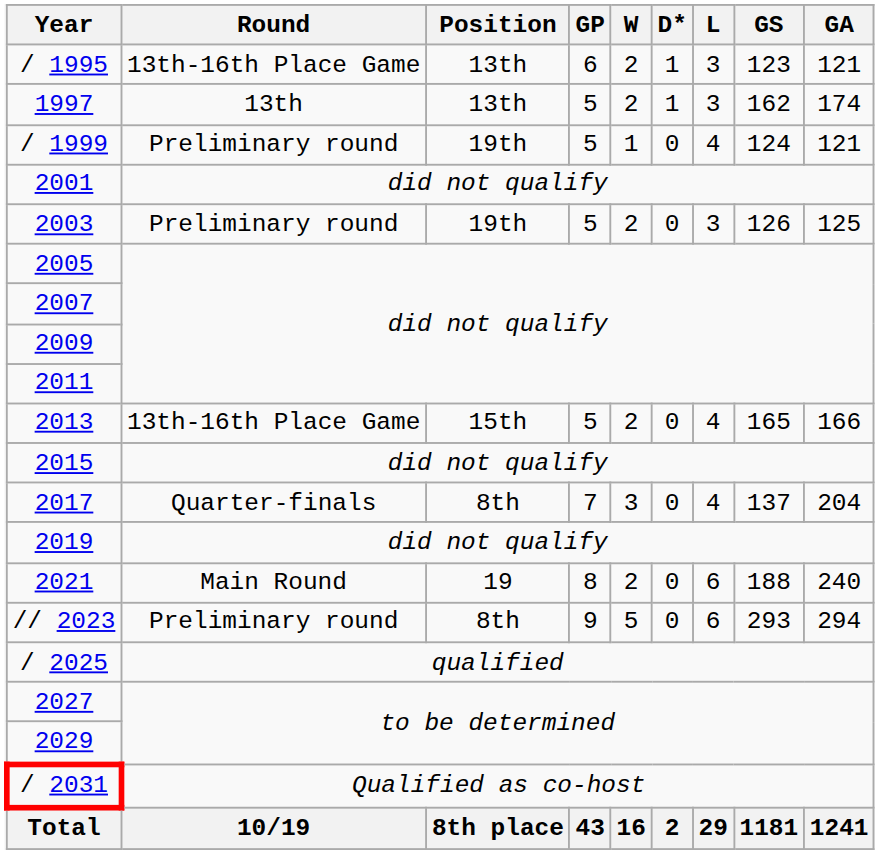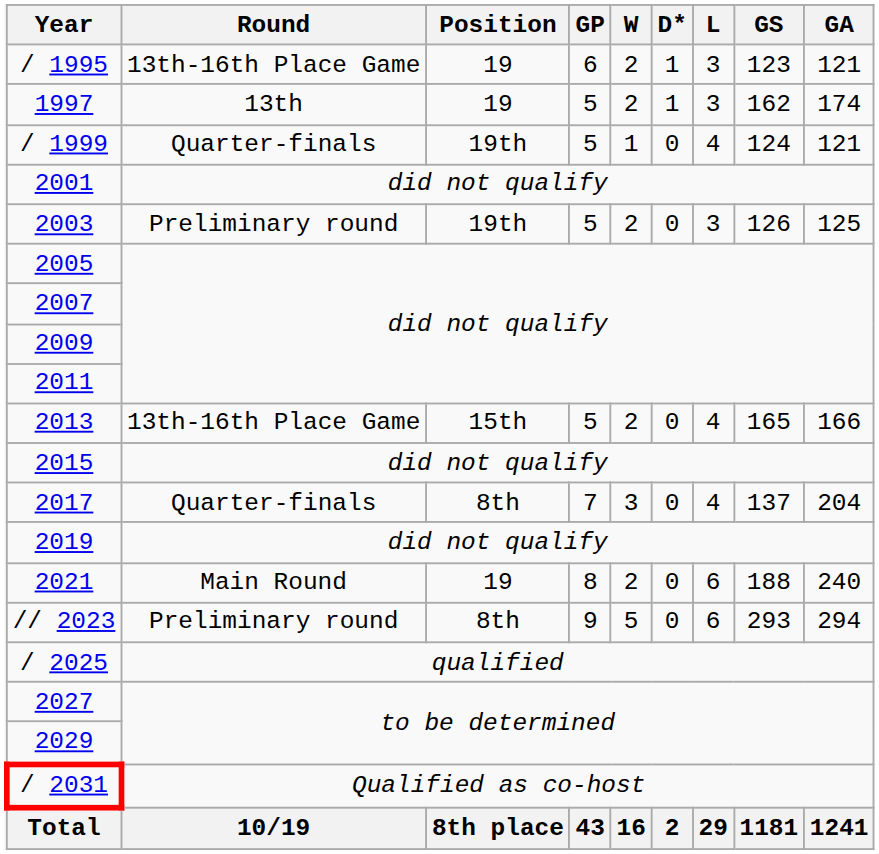(498, 65) 13th -> (498, 65) 19
(498, 105) 13th -> (498, 105) 19
(274, 144) Preliminary round -> (274, 144) Quarter-finals
